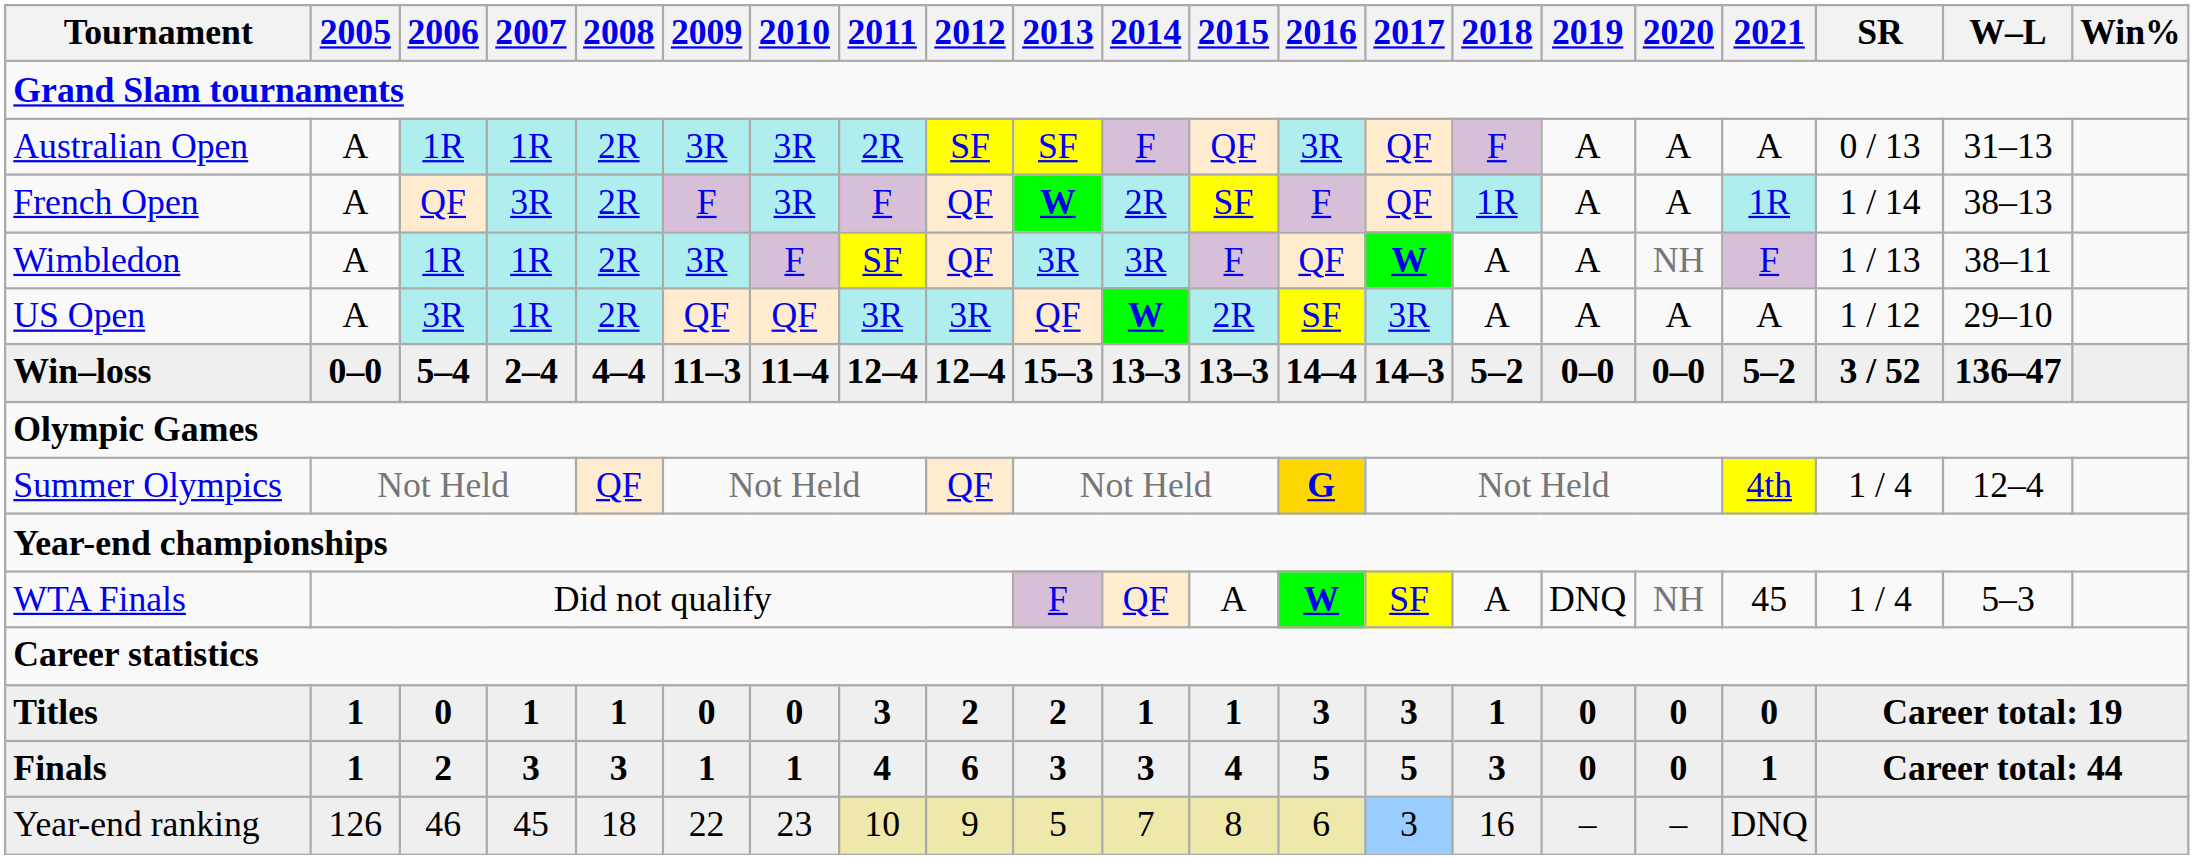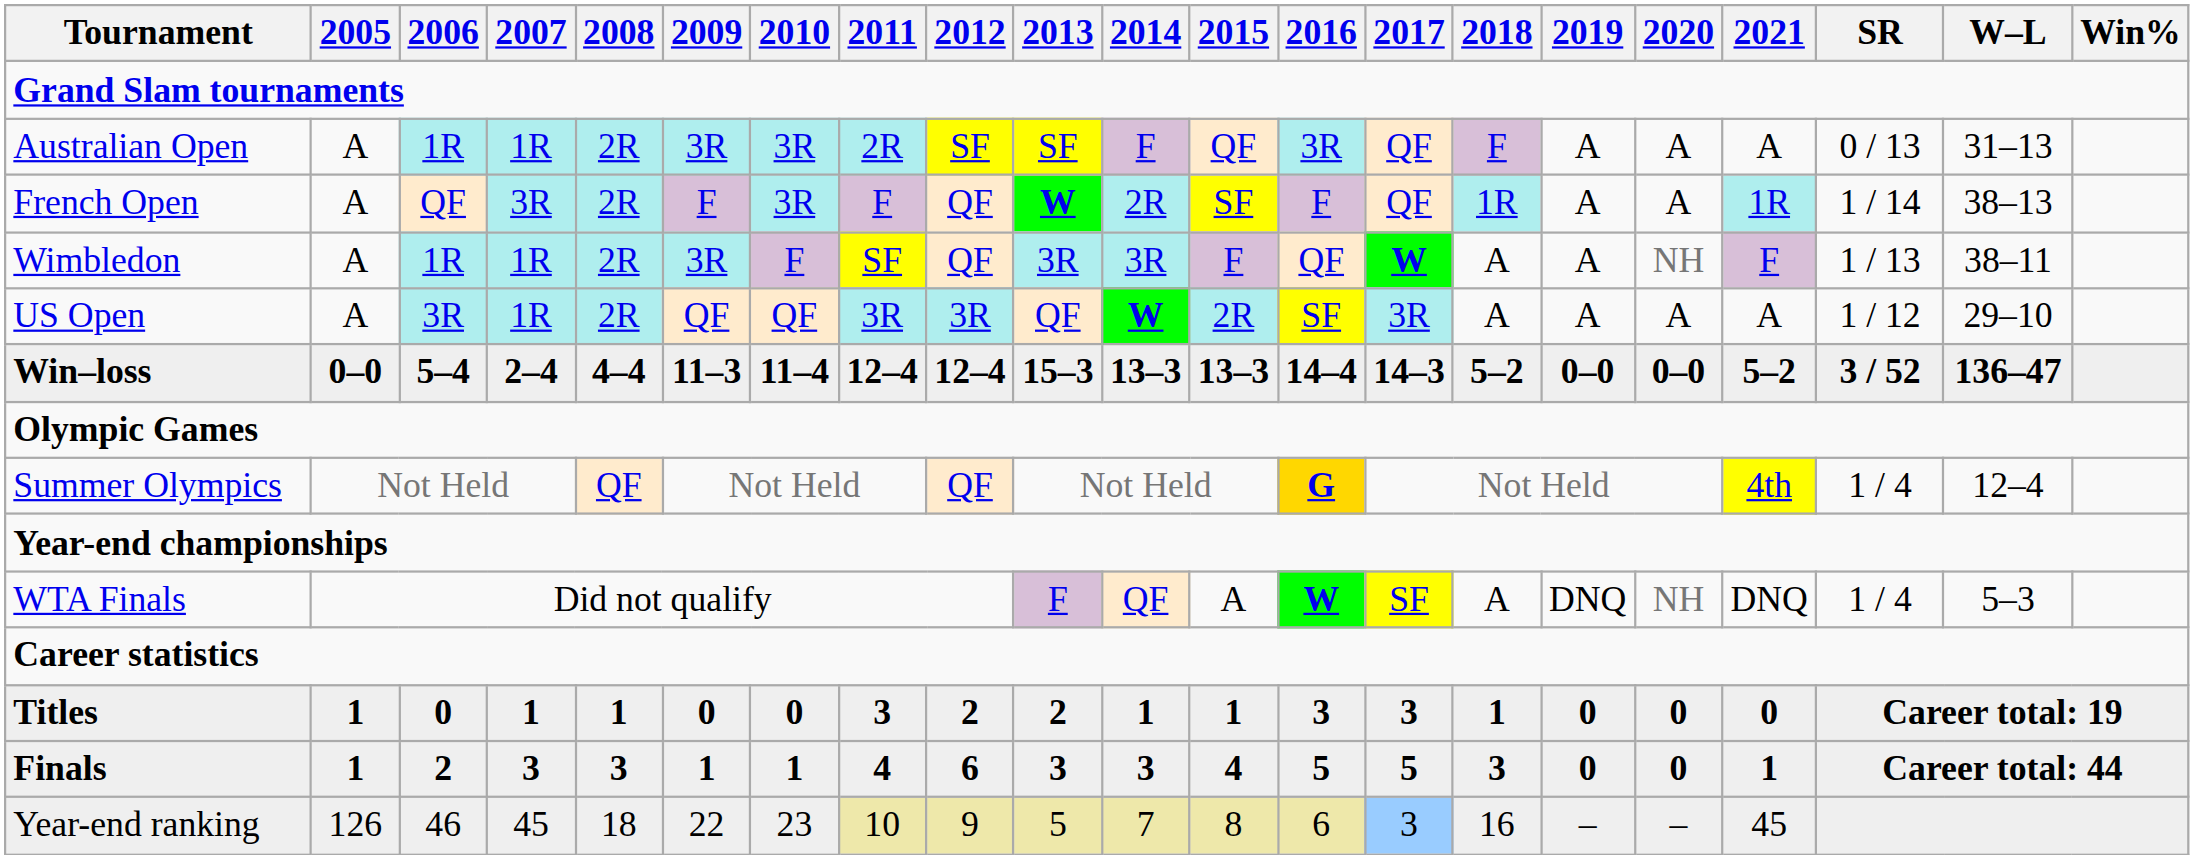(1769, 598) 45 -> (1769, 598) DNQ
(1769, 825) DNQ -> (1769, 825) 45
